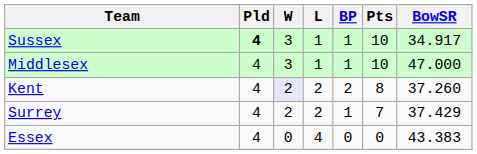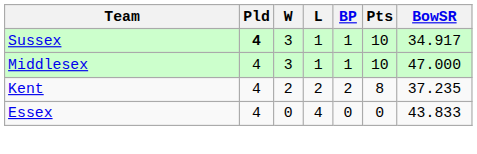(288, 89) lavender background -> (288, 89) no background
(434, 89) 37.260 -> (434, 89) 37.235
- row: (35, 113)
(434, 137) 43.383 -> (434, 113) 43.833
